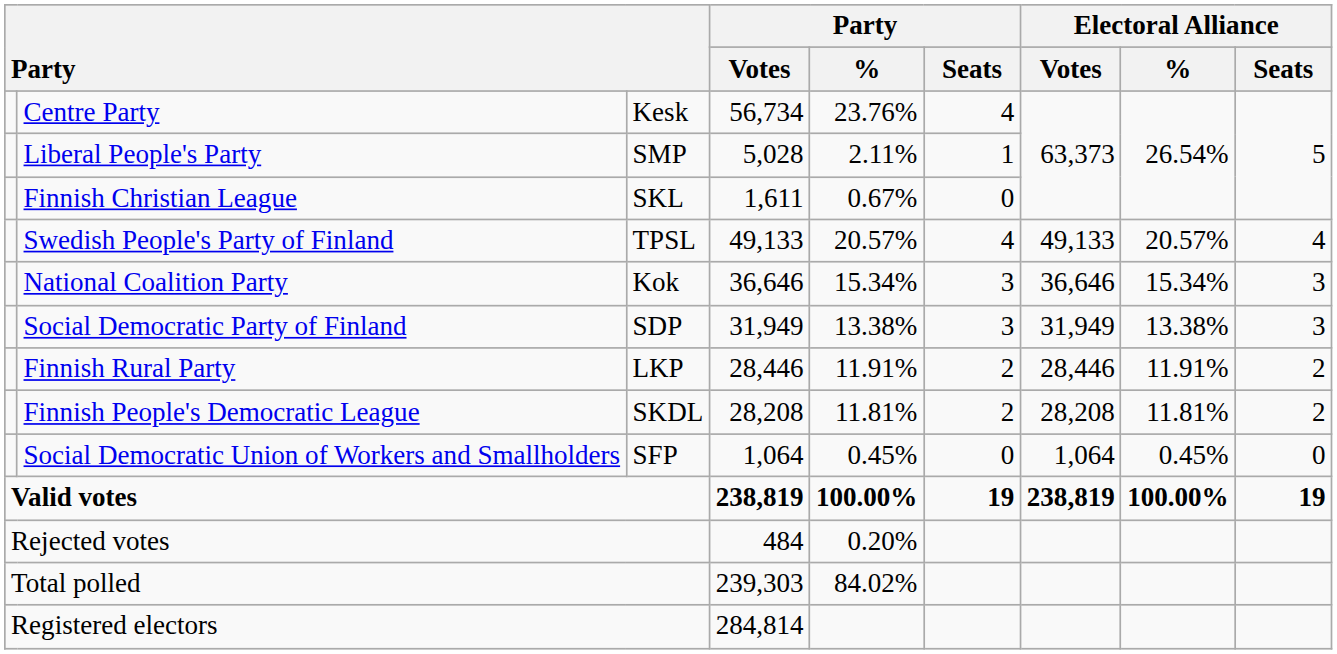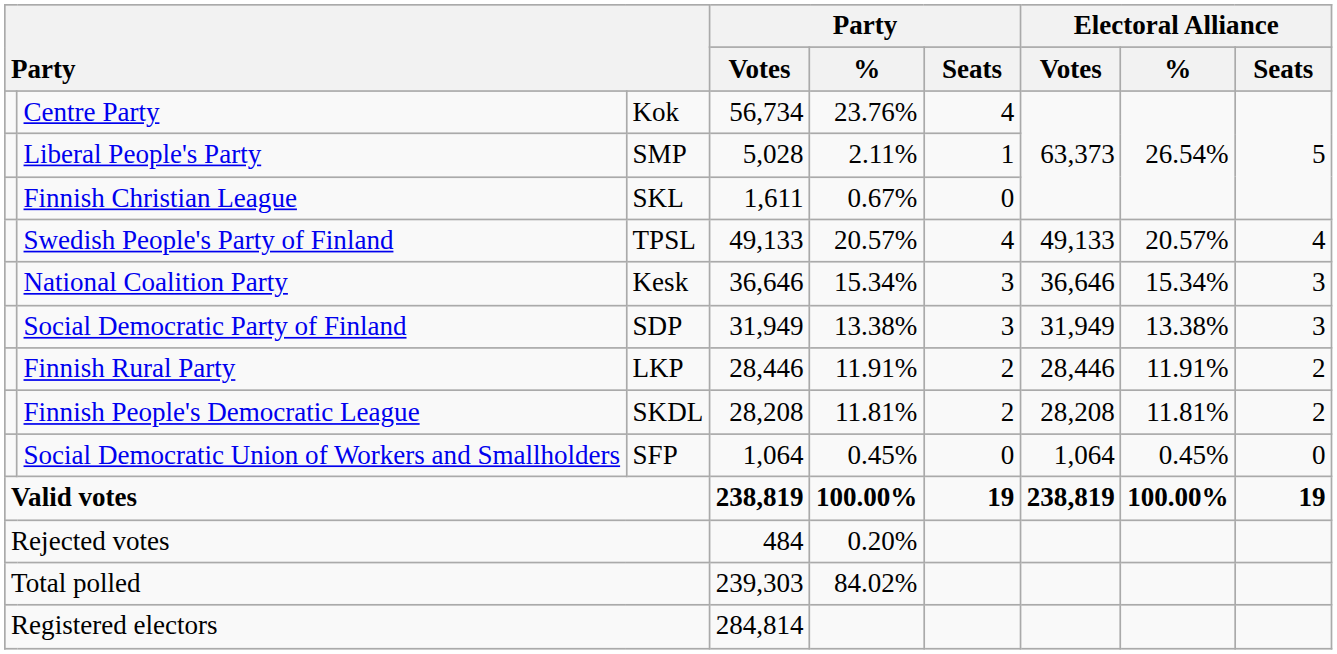(660, 111) Kesk -> (656, 111) Kok
(656, 283) Kok -> (660, 283) Kesk
